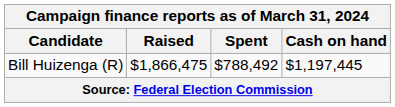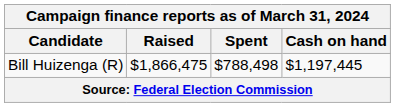(246, 65) $788,492 -> (246, 65) $788,498
